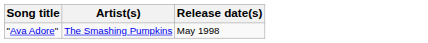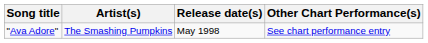+ column: (344, 13)
